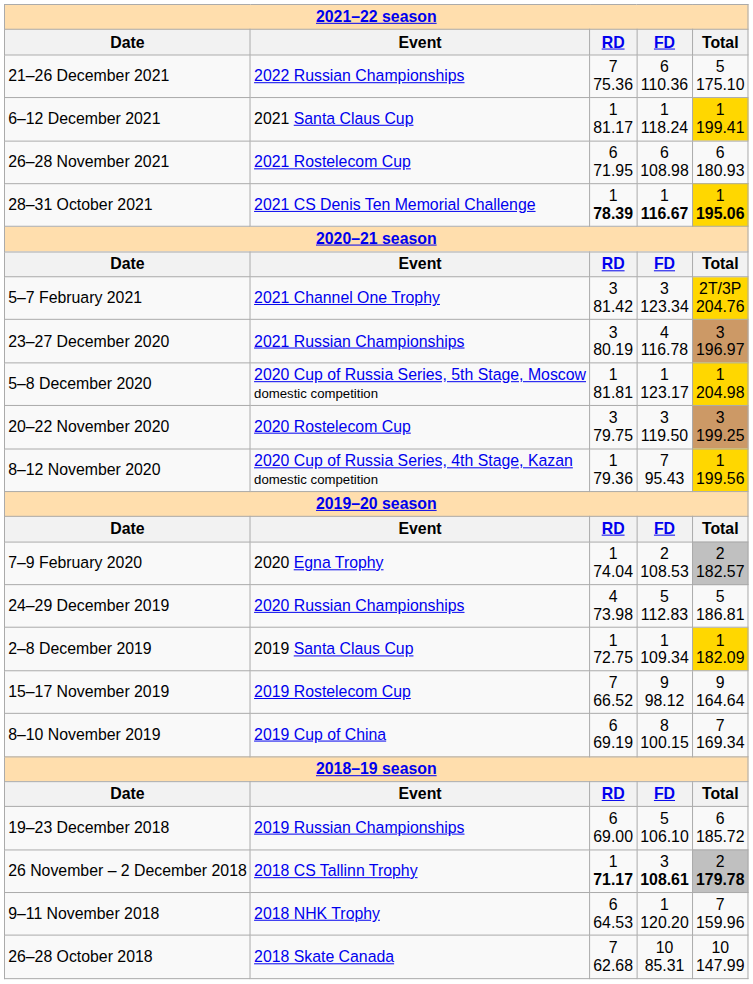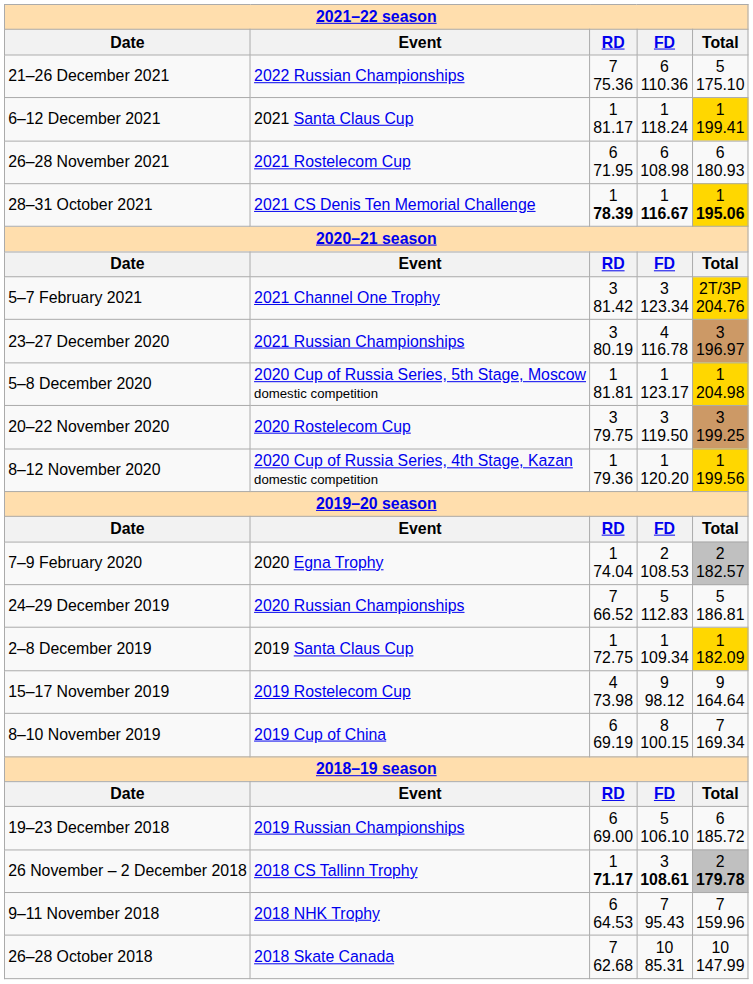(664, 469) 7 95.43 -> (664, 469) 1 120.20
(613, 606) 4 73.98 -> (613, 606) 7 66.52
(613, 691) 7 66.52 -> (613, 691) 4 73.98
(664, 914) 1 120.20 -> (664, 914) 7 95.43
